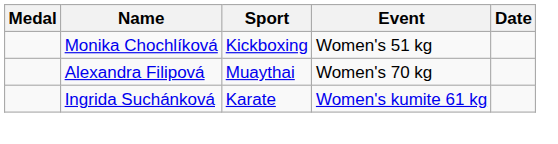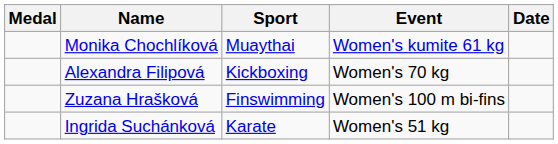(267, 45) Kickboxing -> (260, 45) Muaythai
(374, 45) Women's 51 kg -> (418, 45) Women's kumite 61 kg
(260, 72) Muaythai -> (267, 72) Kickboxing
+ row: (131, 99)
(402, 99) Women's kumite 61 kg -> (391, 126) Women's 51 kg
